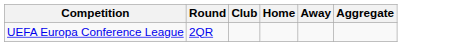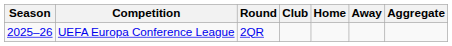+ column: (30, 13)
